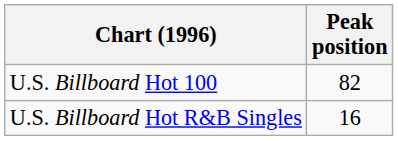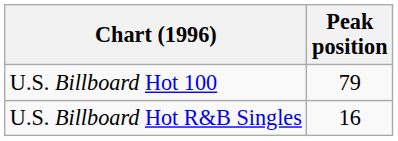(350, 82) 82 -> (350, 82) 79
